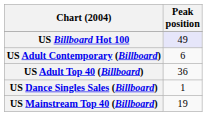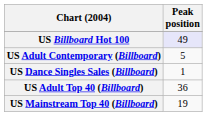(183, 55) 6 -> (183, 55) 5
rows swapped: (84, 71) <-> (84, 87)
